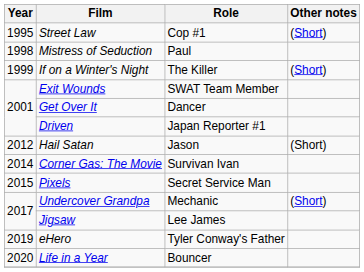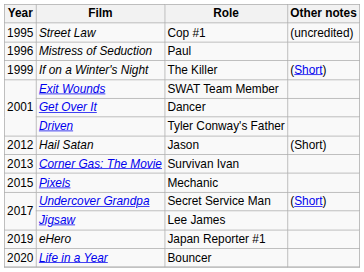(308, 32) (Short) -> (322, 32) (uncredited)
(20, 51) 1998 -> (20, 51) 1996
(216, 126) Japan Reporter #1 -> (226, 126) Tyler Conway's Father
(20, 164) 2014 -> (20, 164) 2013
(219, 182) Secret Service Man -> (193, 182) Mechanic
(193, 201) Mechanic -> (219, 201) Secret Service Man
(226, 239) Tyler Conway's Father -> (216, 239) Japan Reporter #1
